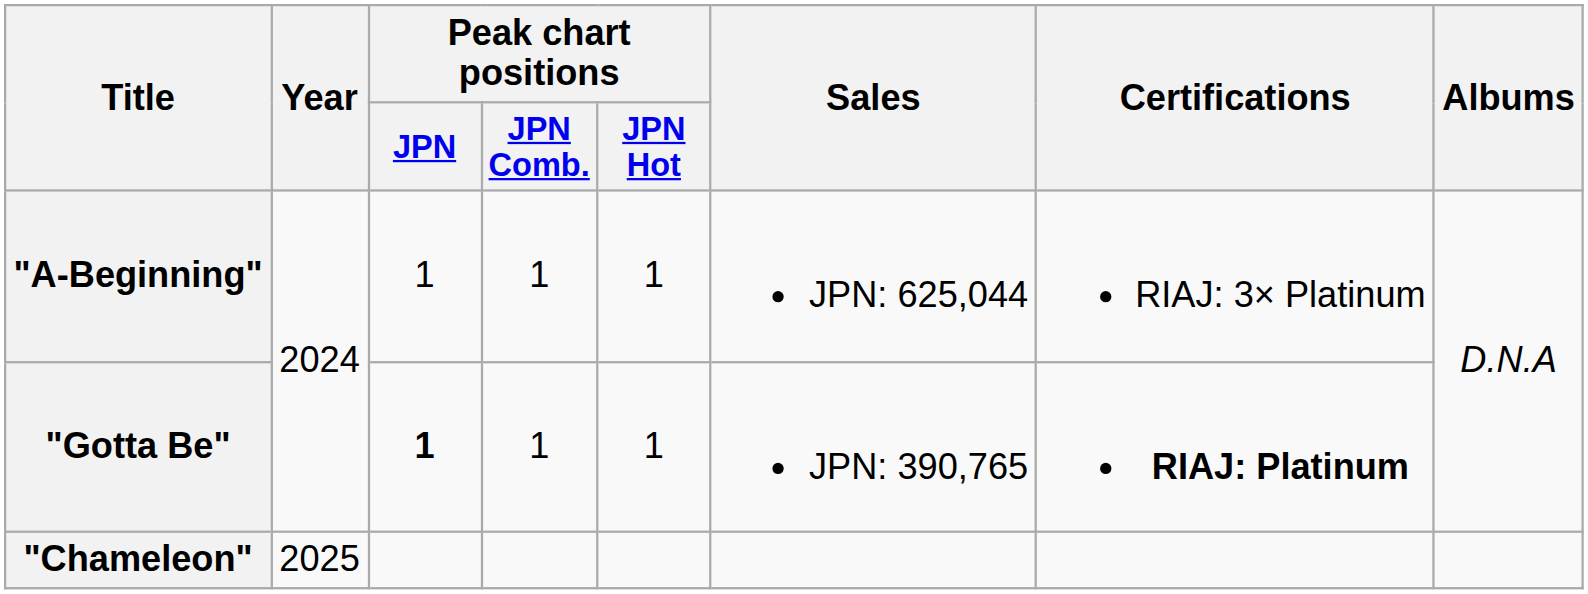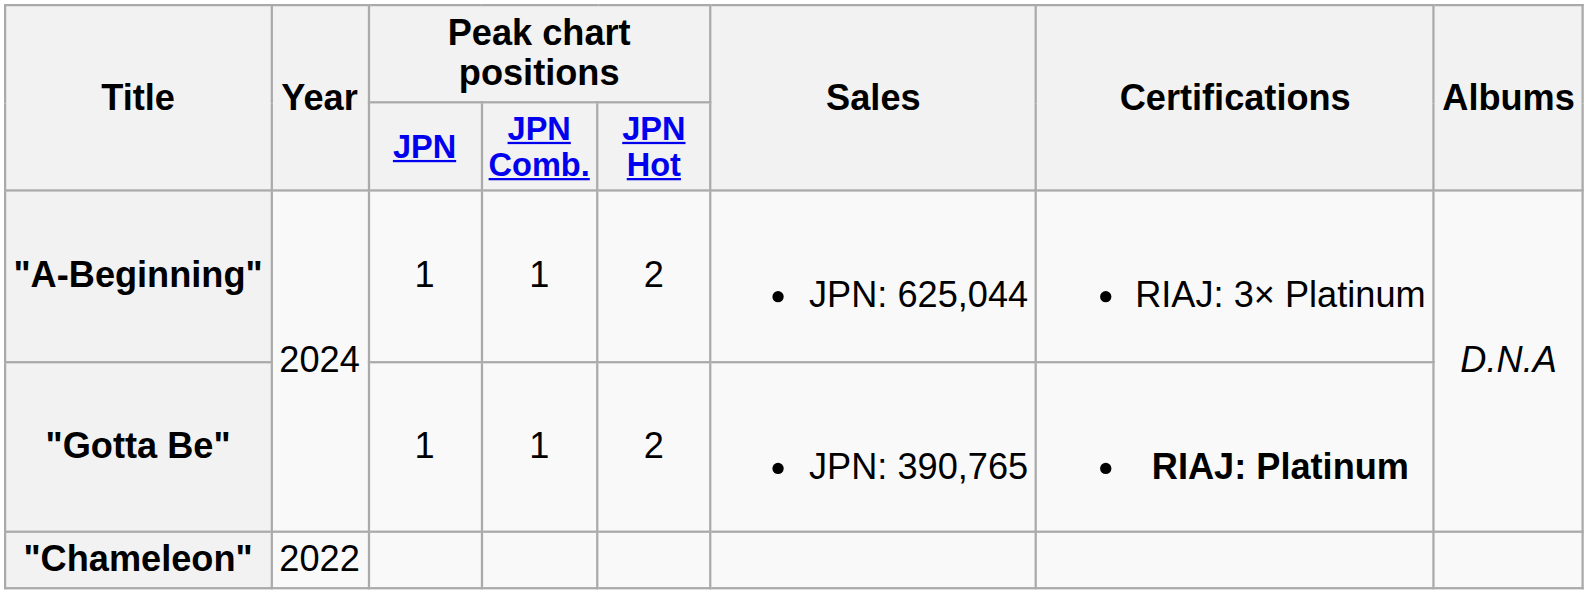(654, 275) 1 -> (654, 275) 2
(425, 445) bold -> (425, 445) normal
(654, 445) 1 -> (654, 445) 2
(320, 559) 2025 -> (320, 559) 2022
